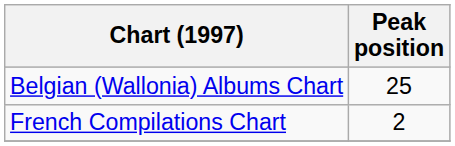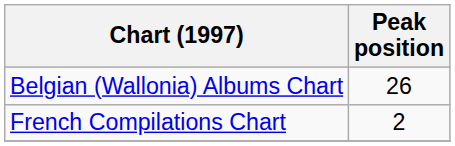(399, 85) 25 -> (399, 85) 26
